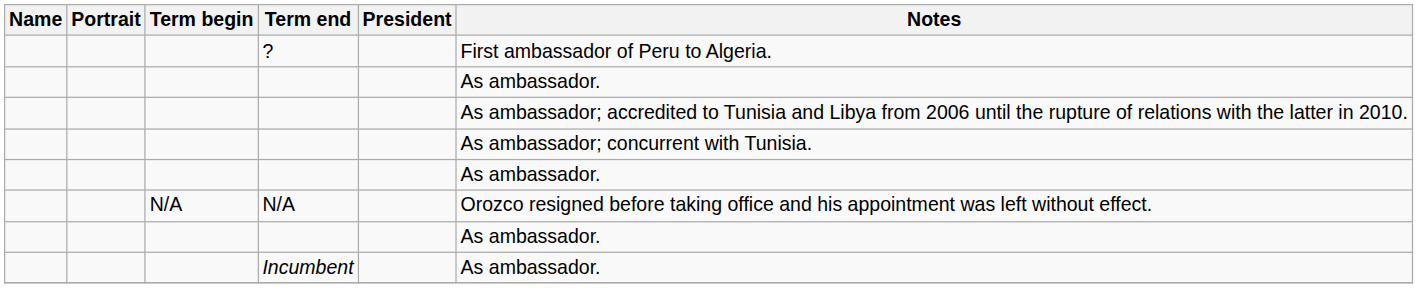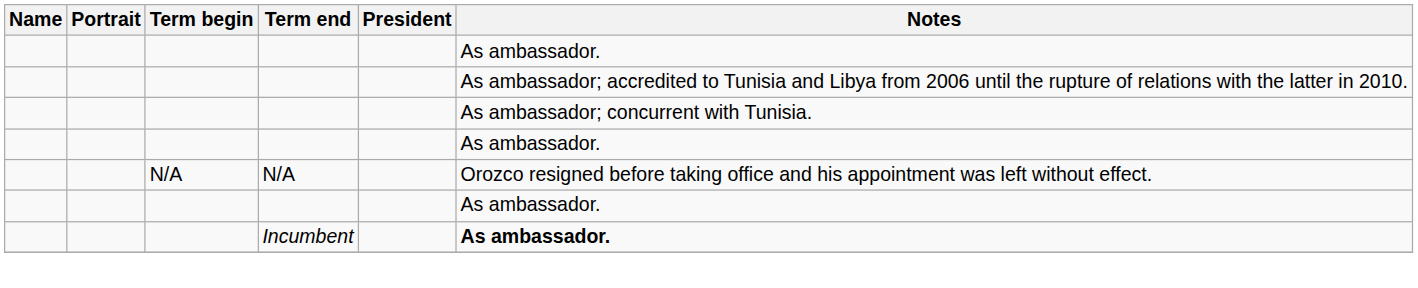- row: (202, 51)
(531, 267) normal -> (535, 236) bold
